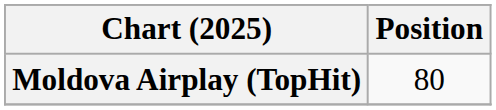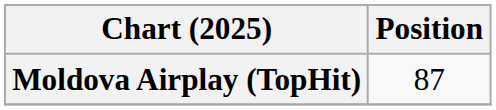(429, 78) 80 -> (429, 78) 87
